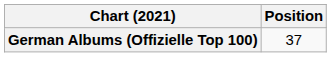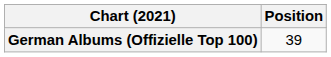(294, 39) 37 -> (294, 39) 39
